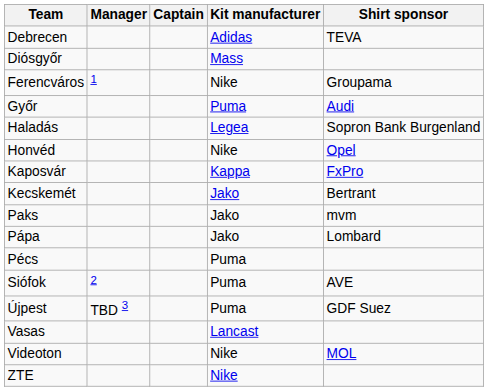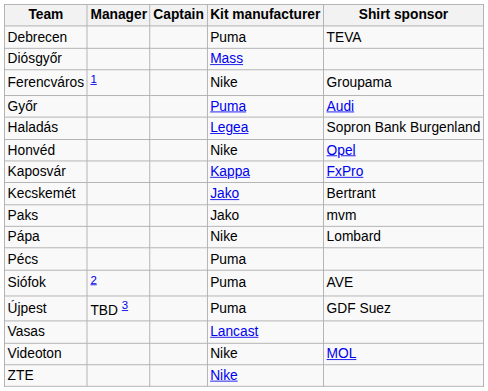(231, 37) Adidas -> (228, 37) Puma
(225, 237) Jako -> (224, 237) Nike
